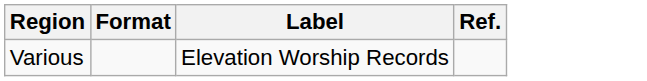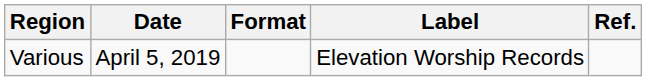+ column: (158, 22)
